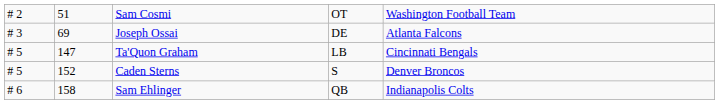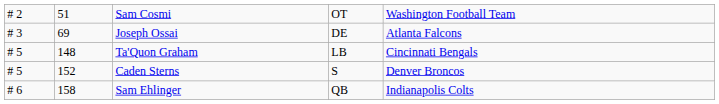(67, 52) 147 -> (67, 52) 148
